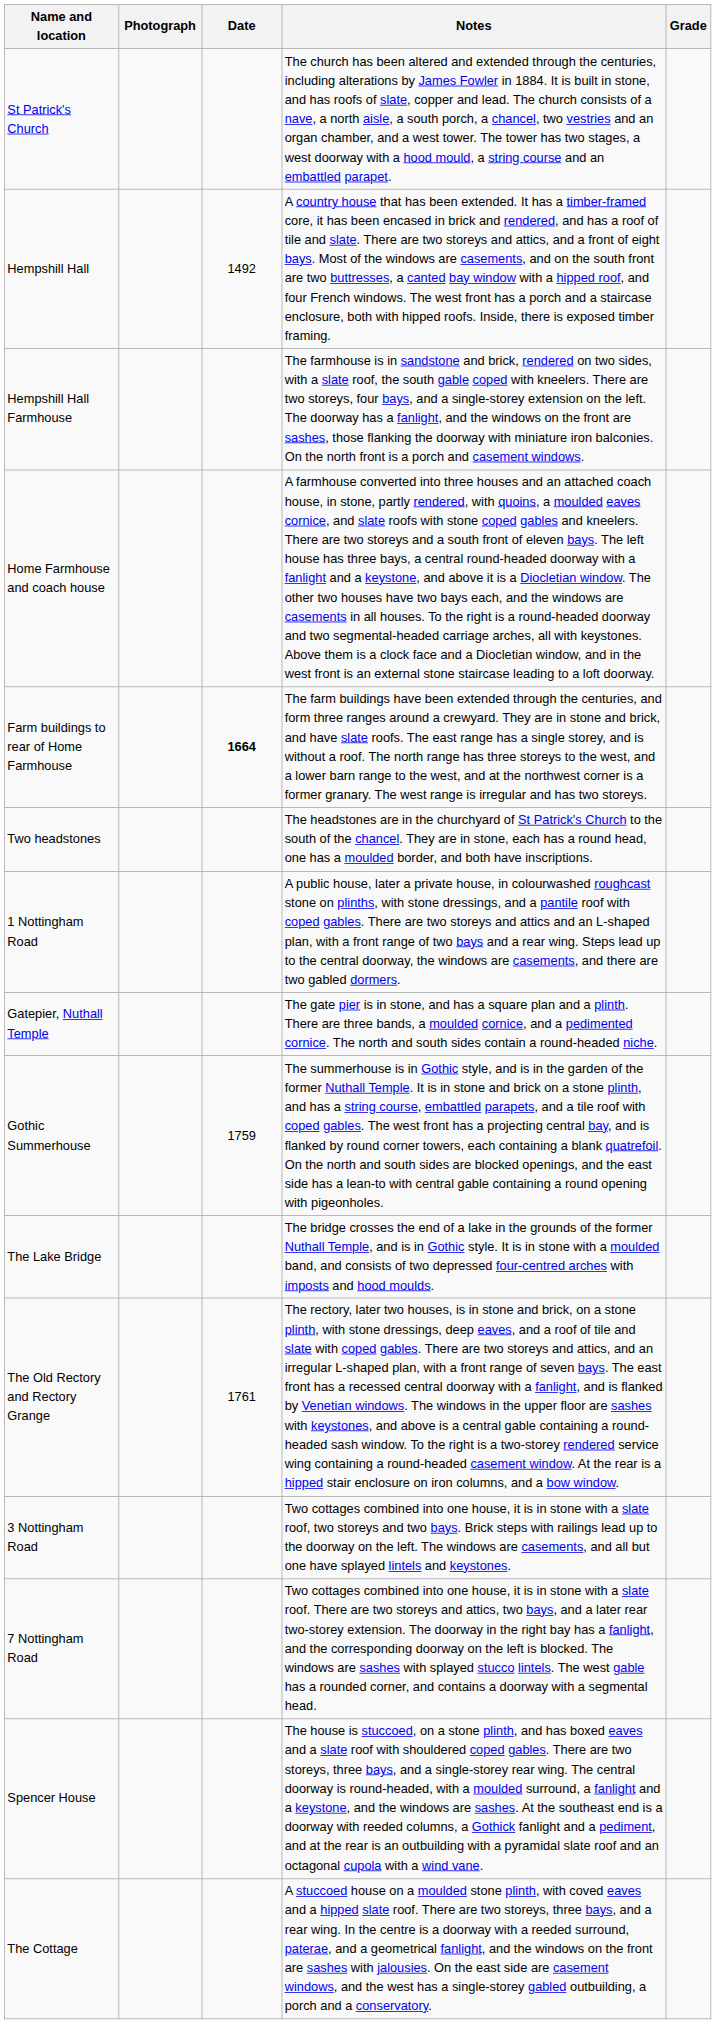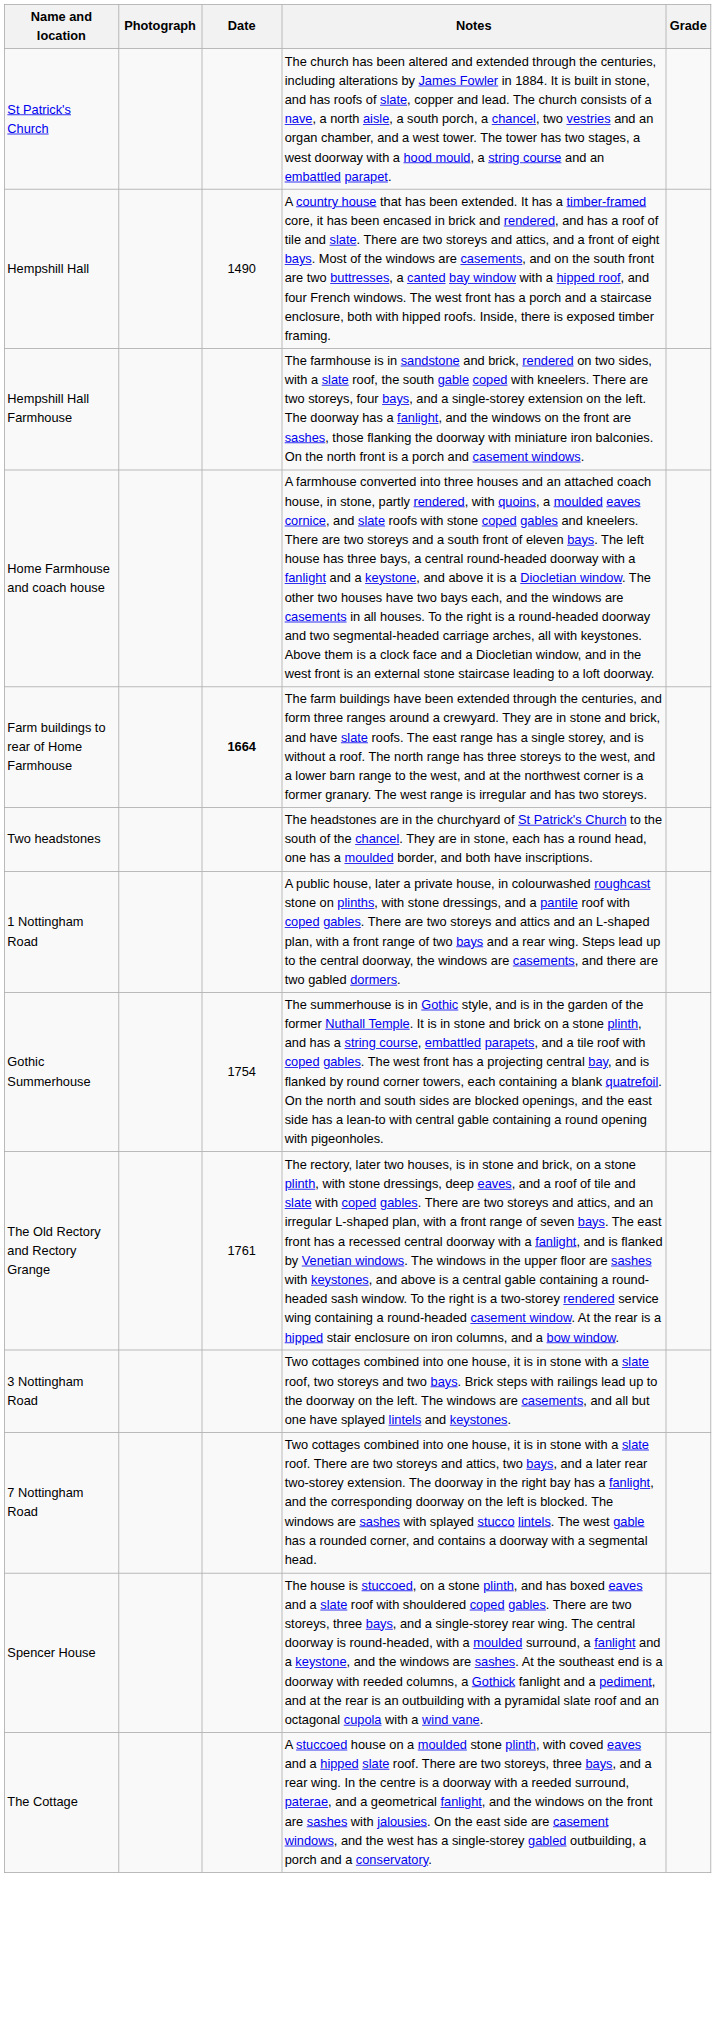(242, 268) 1492 -> (242, 268) 1490
- row: (55, 1024)
(242, 1135) 1759 -> (242, 1072) 1754
- row: (54, 1256)
